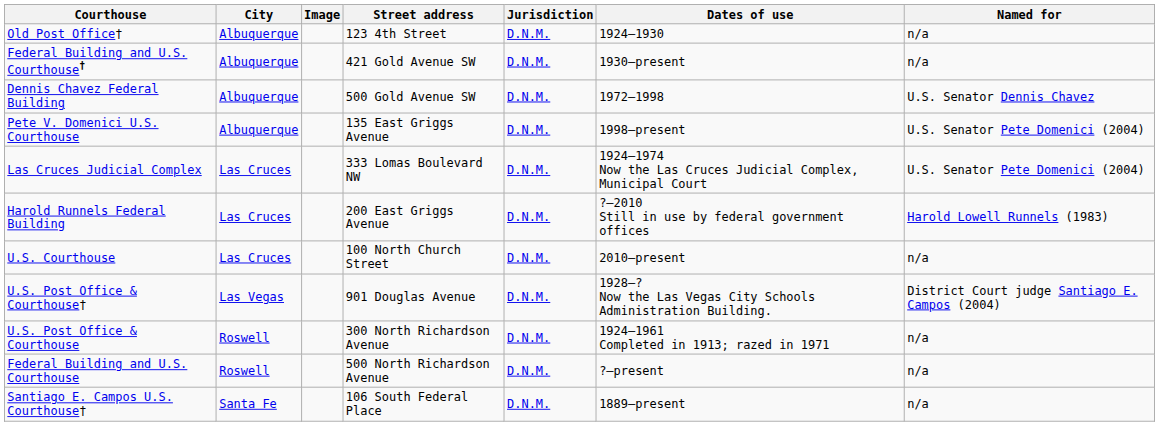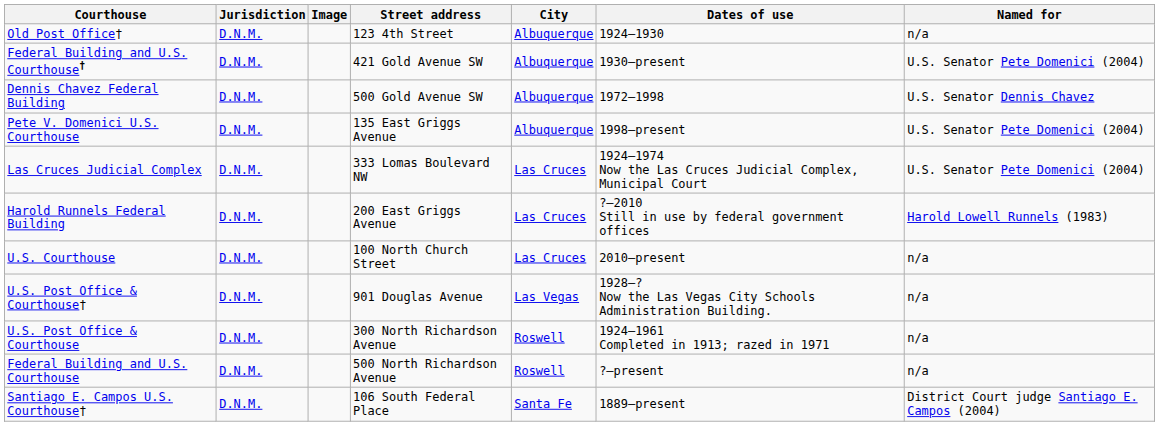columns swapped: (259, 14) <-> (550, 14)
(918, 62) n/a -> (1026, 62) U.S. Senator Pete Domenici (2004)
(1022, 297) District Court judge Santiago E. Campos (2004) -> (918, 297) n/a
(918, 404) n/a -> (1022, 404) District Court judge Santiago E. Campos (2004)
